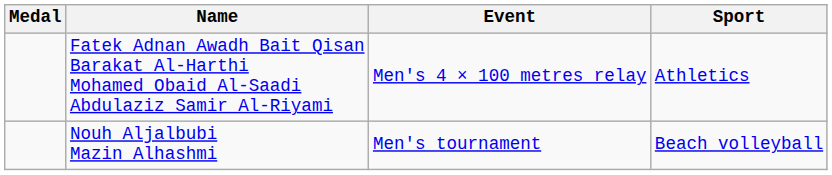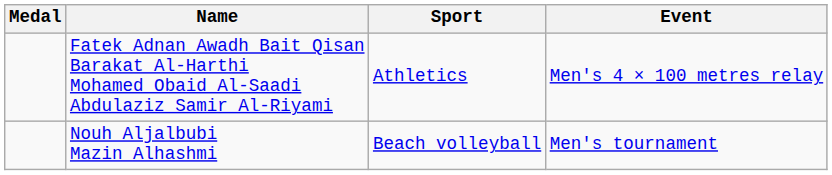columns swapped: (739, 19) <-> (510, 19)
